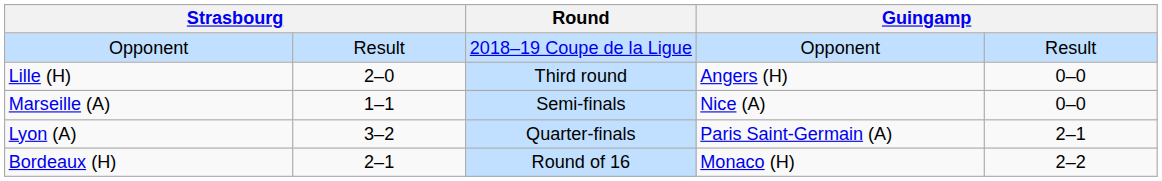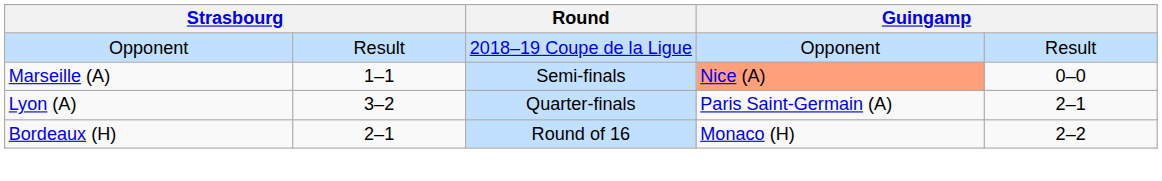- row: (40, 76)
(733, 104) no background -> (733, 76) lightsalmon background
